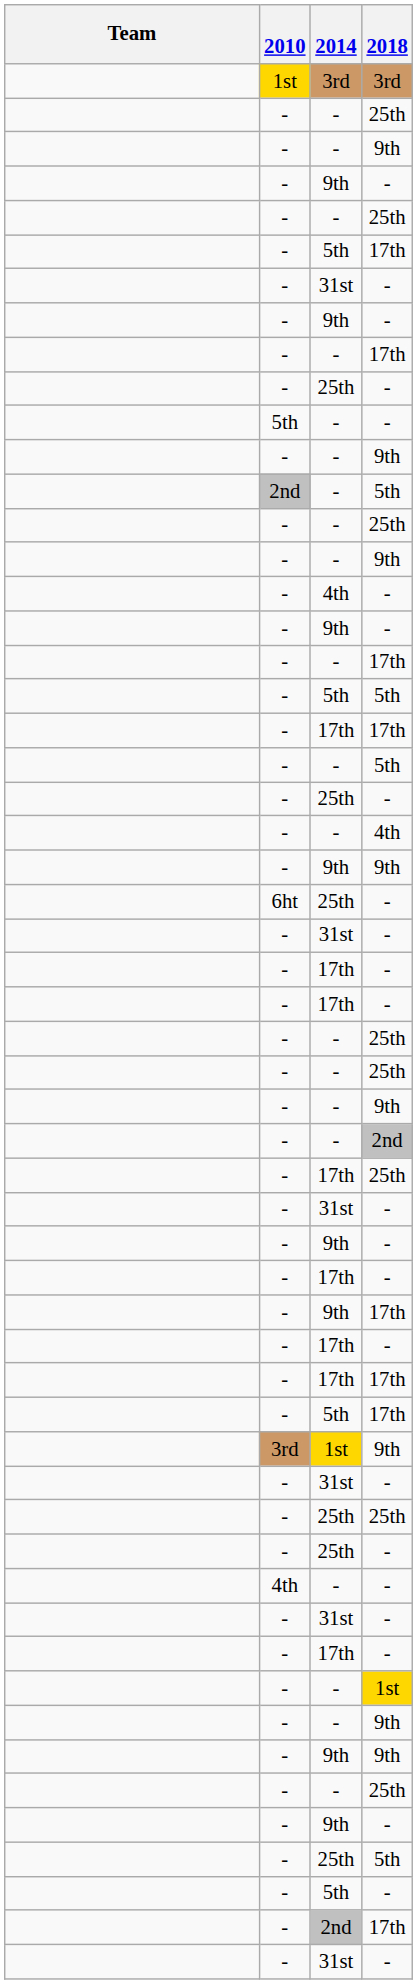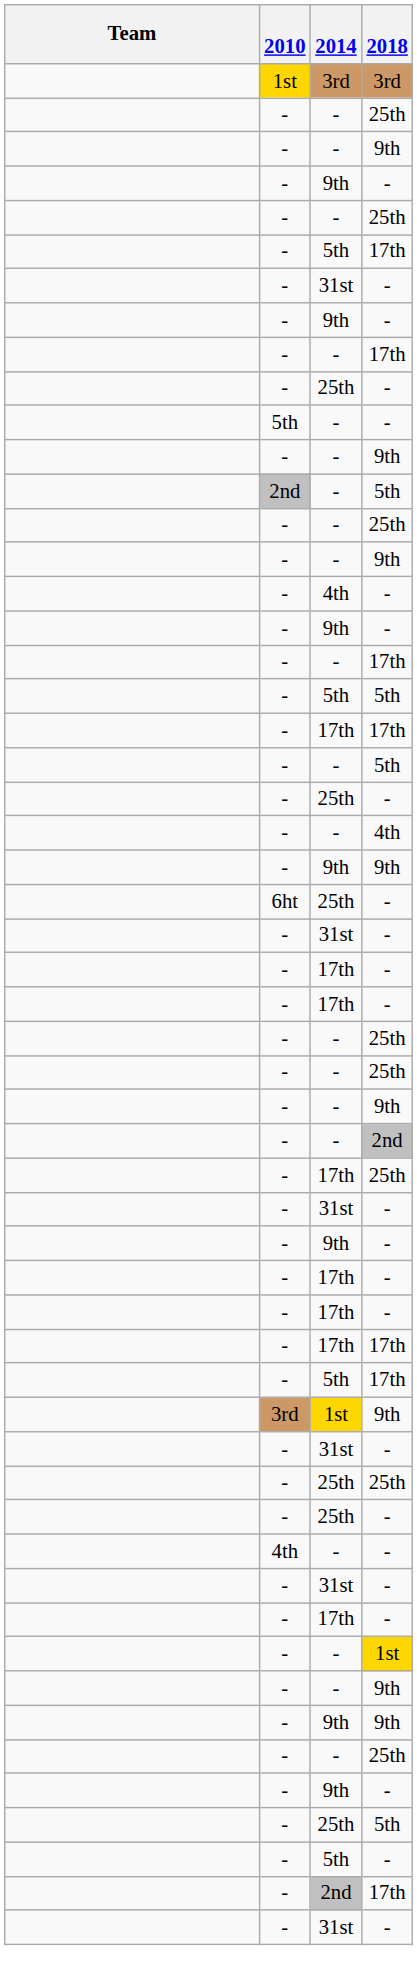- row: (336, 1311)
